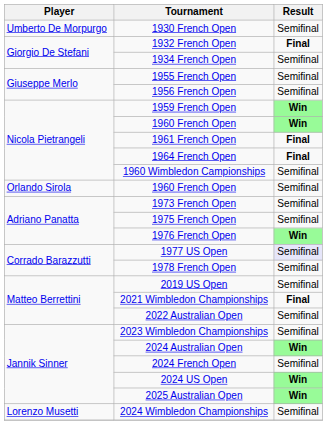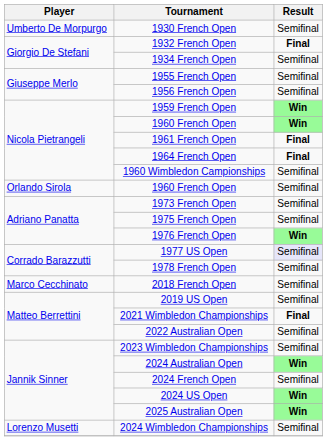+ row: (47, 284)
